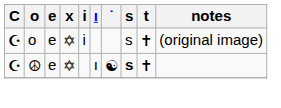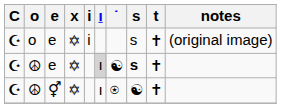(96, 65) no background -> (101, 65) lightgrey background
+ row: (35, 90)
